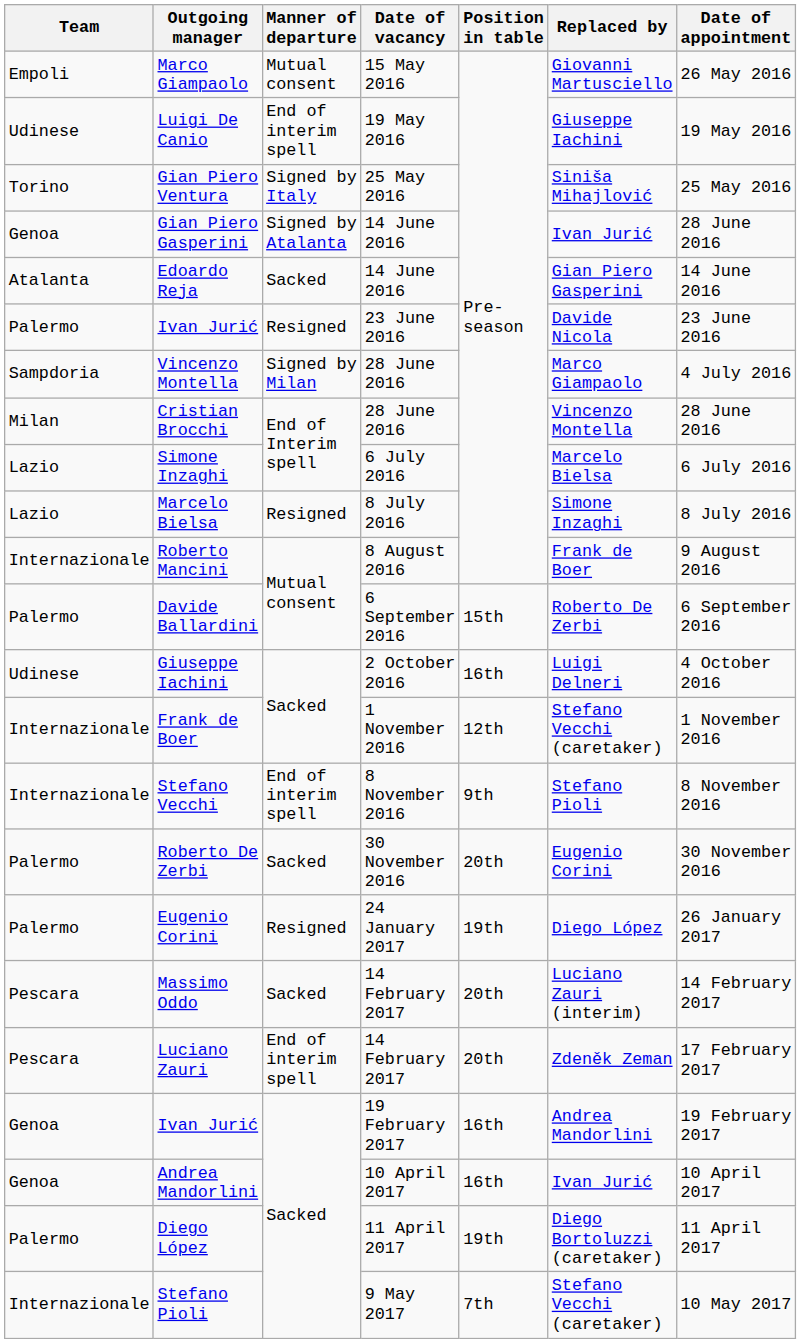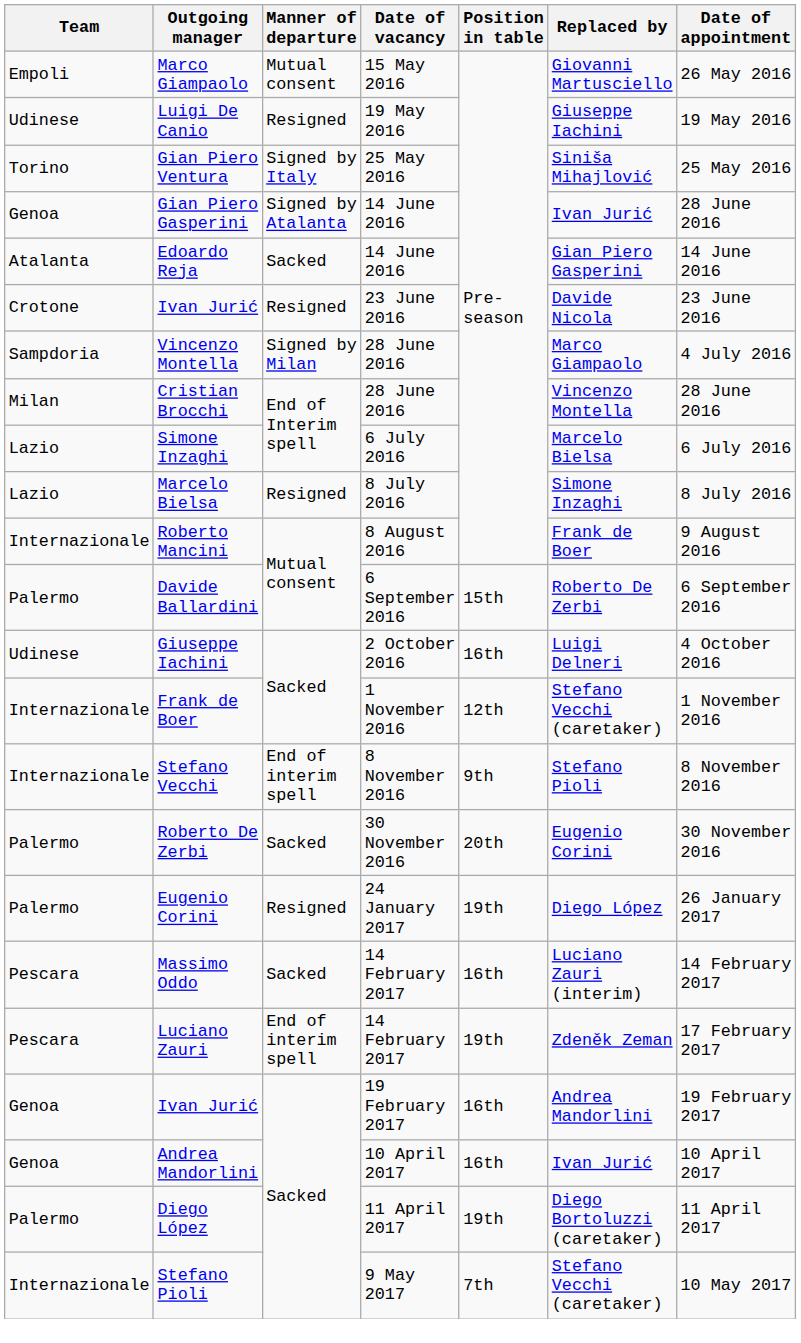(301, 131) End of interim spell -> (306, 121) Resigned
(44, 327) Palermo -> (44, 308) Crotone
(483, 994) 20th -> (483, 975) 16th
(483, 1060) 20th -> (483, 1041) 19th
